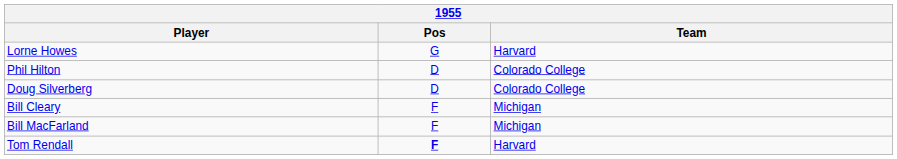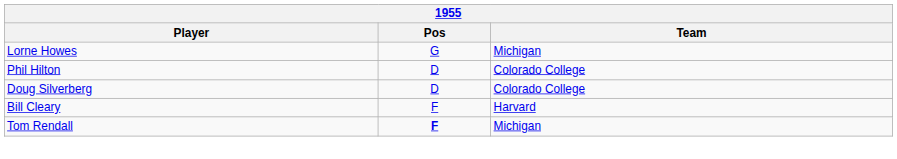(515, 51) Harvard -> (517, 51) Michigan
(517, 107) Michigan -> (515, 107) Harvard
- row: (48, 126)
(515, 145) Harvard -> (517, 126) Michigan
